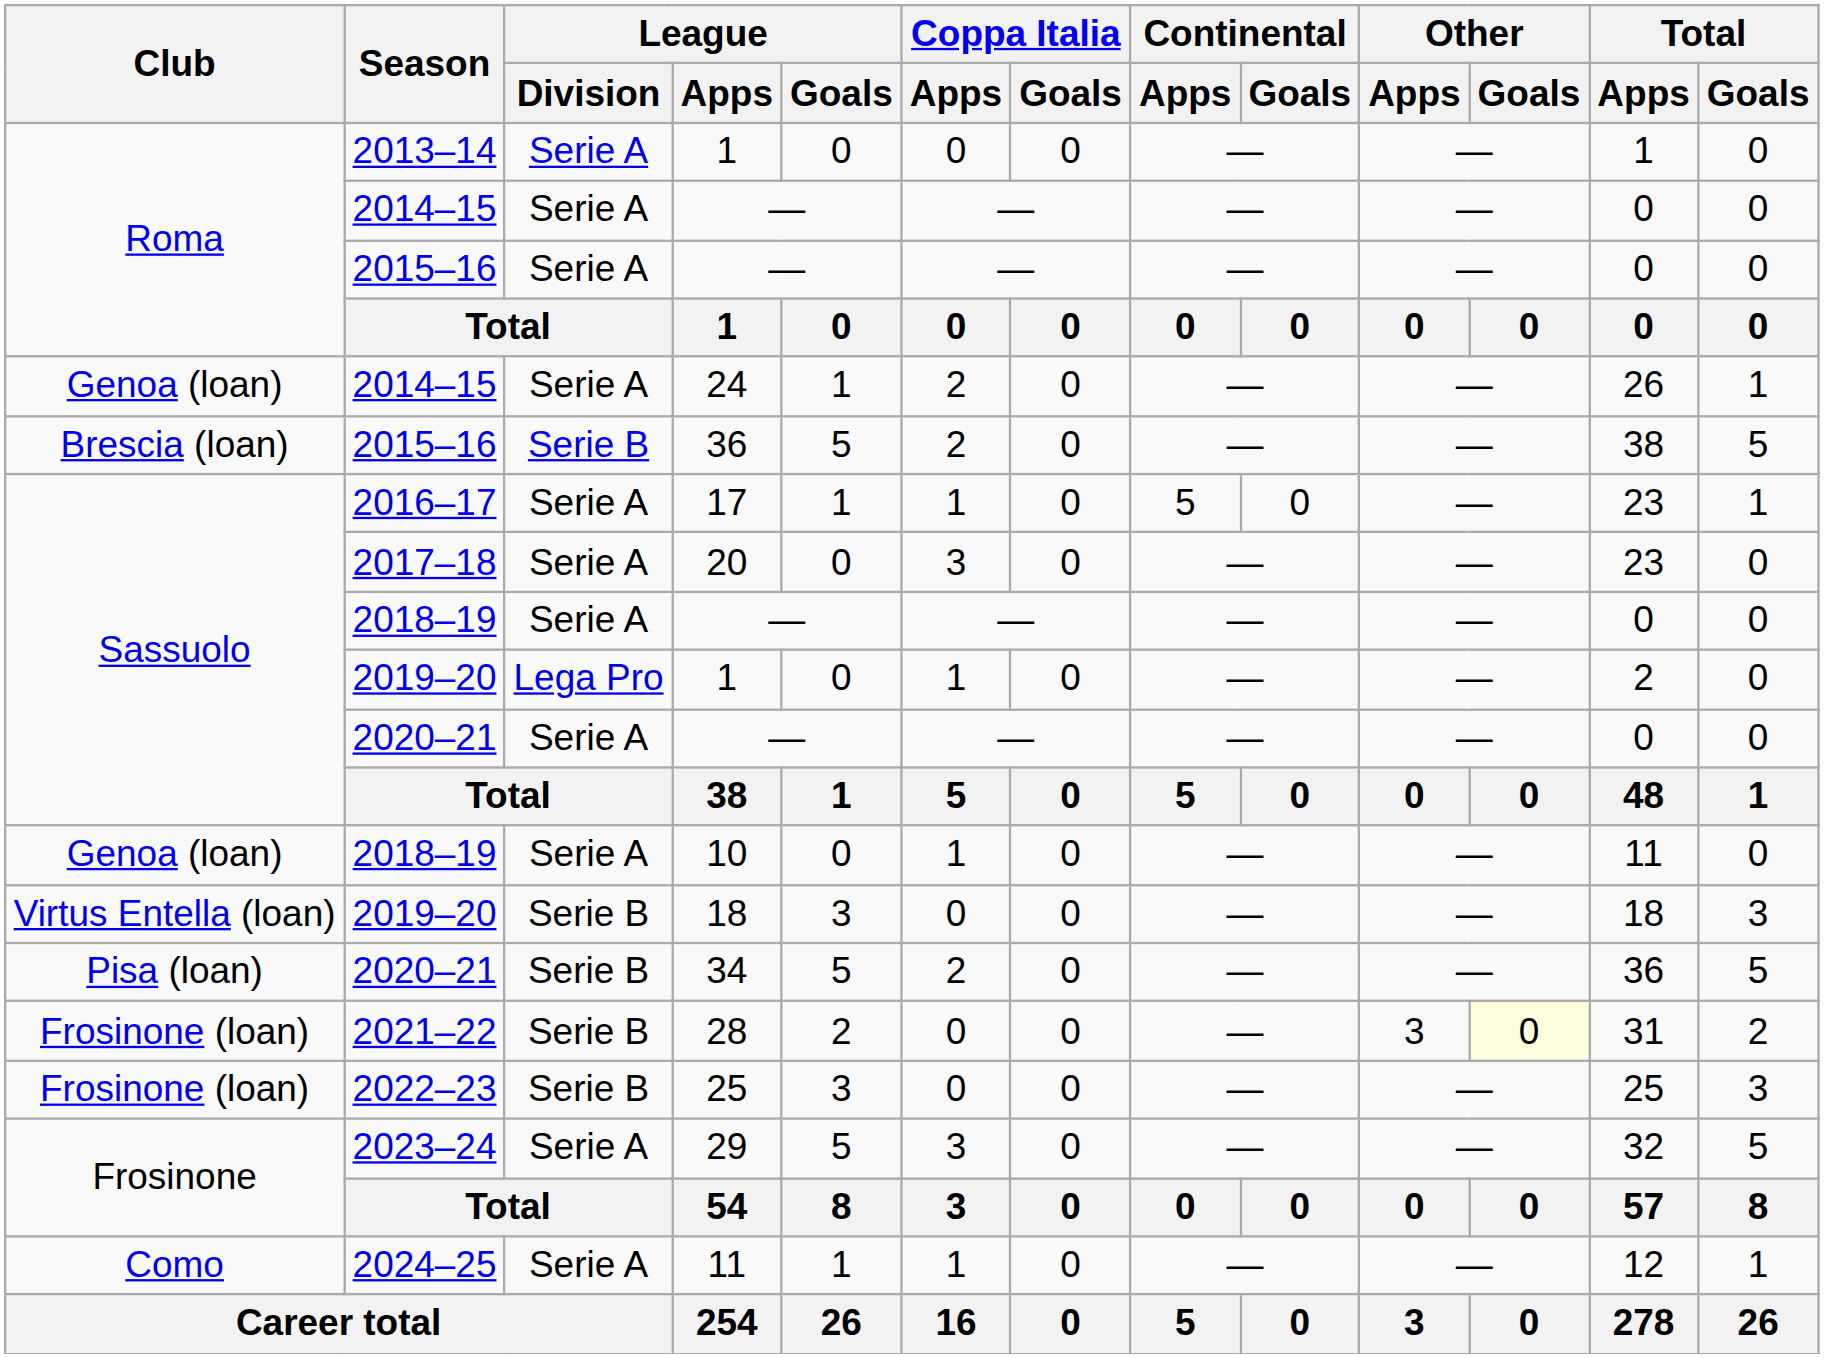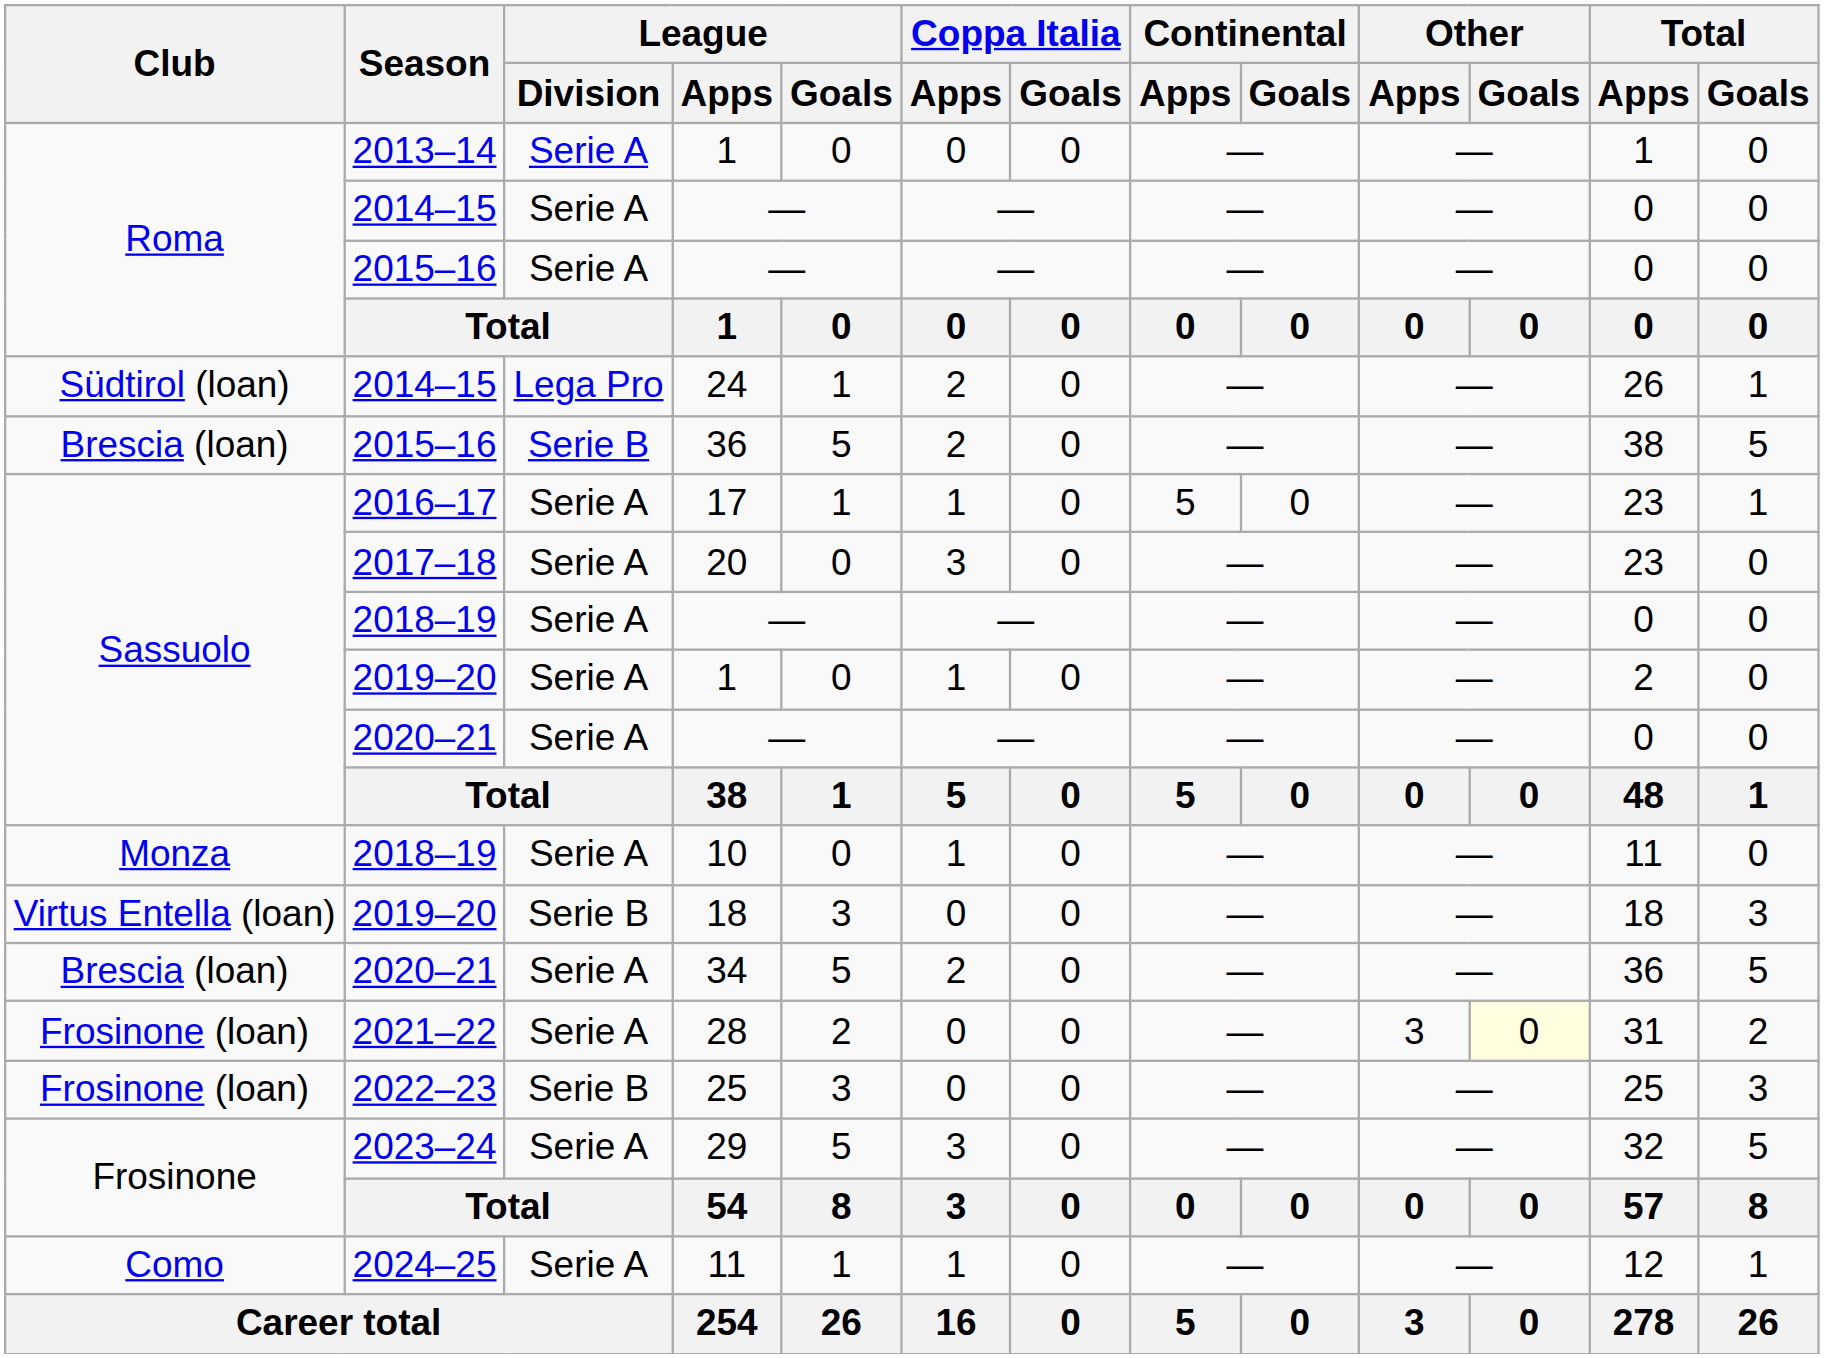(175, 385) Genoa (loan) -> (175, 385) Südtirol (loan)
(589, 385) Serie A -> (589, 385) Lega Pro
(589, 678) Lega Pro -> (589, 678) Serie A
(175, 854) Genoa (loan) -> (175, 854) Monza
(175, 971) Pisa (loan) -> (175, 971) Brescia (loan)
(589, 971) Serie B -> (589, 971) Serie A
(589, 1030) Serie B -> (589, 1030) Serie A
